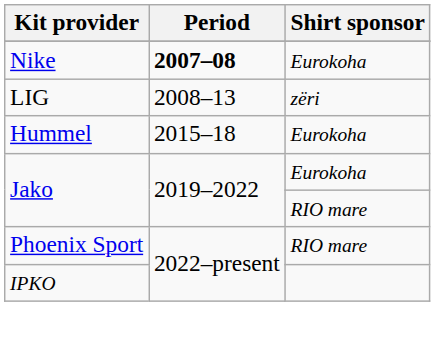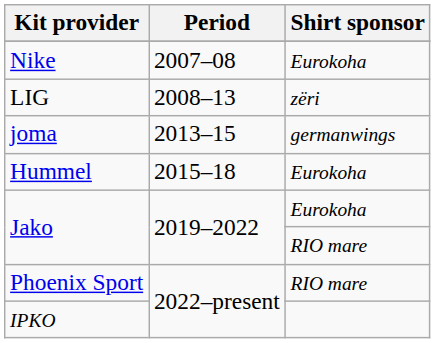(195, 60) bold -> (195, 60) normal
+ row: (33, 134)
